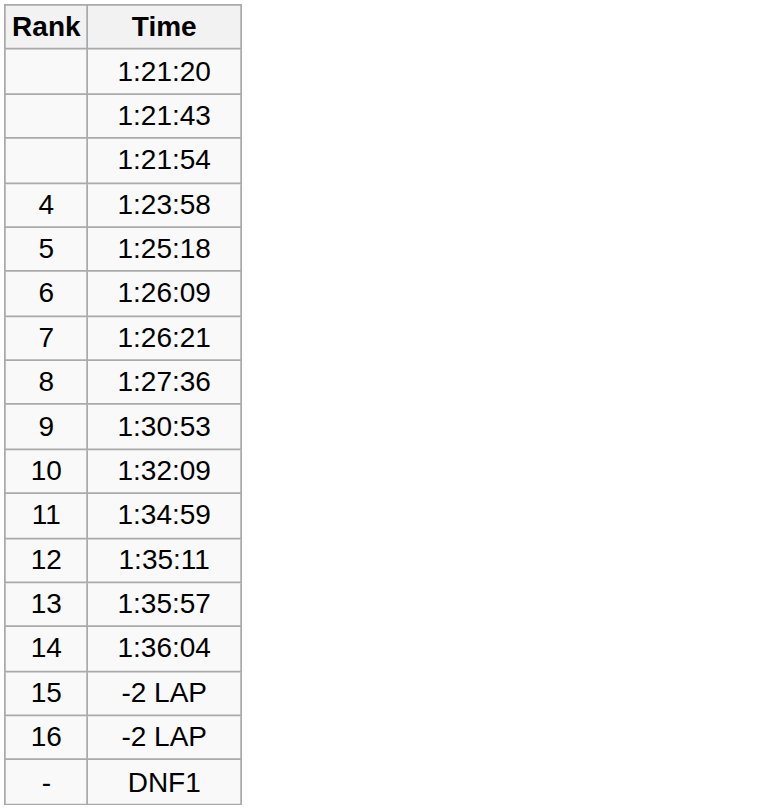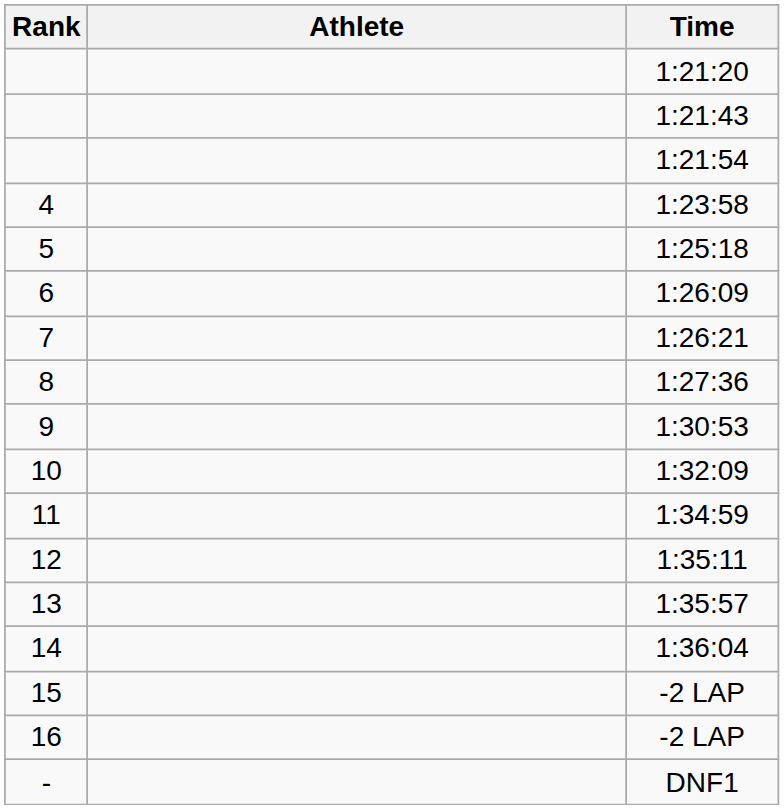+ column: (357, 26)
